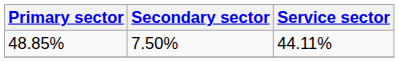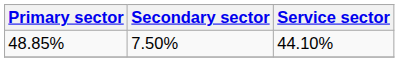(305, 43) 44.11% -> (305, 43) 44.10%
